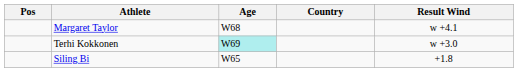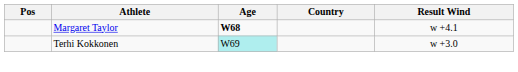(231, 28) normal -> (230, 28) bold
- row: (71, 59)
